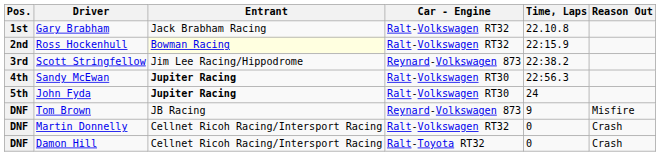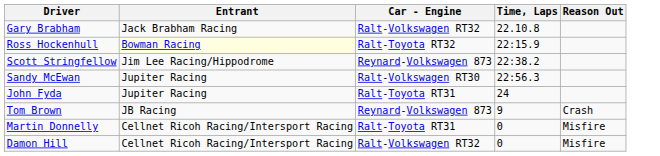- column: (19, 13)
(448, 46) Ralt-Volkswagen RT32 -> (407, 46) Ralt-Toyota RT32
(193, 78) bold -> (164, 78) normal
(193, 95) bold -> (164, 95) normal
(448, 95) Ralt-Volkswagen RT30 -> (407, 95) Ralt-Toyota RT31
(613, 111) Misfire -> (578, 111) Crash
(448, 127) Ralt-Volkswagen RT32 -> (407, 127) Ralt-Toyota RT31
(607, 127) Crash -> (584, 127) Misfire
(436, 144) Ralt-Toyota RT32 -> (419, 144) Ralt-Volkswagen RT32
(607, 144) Crash -> (584, 144) Misfire
